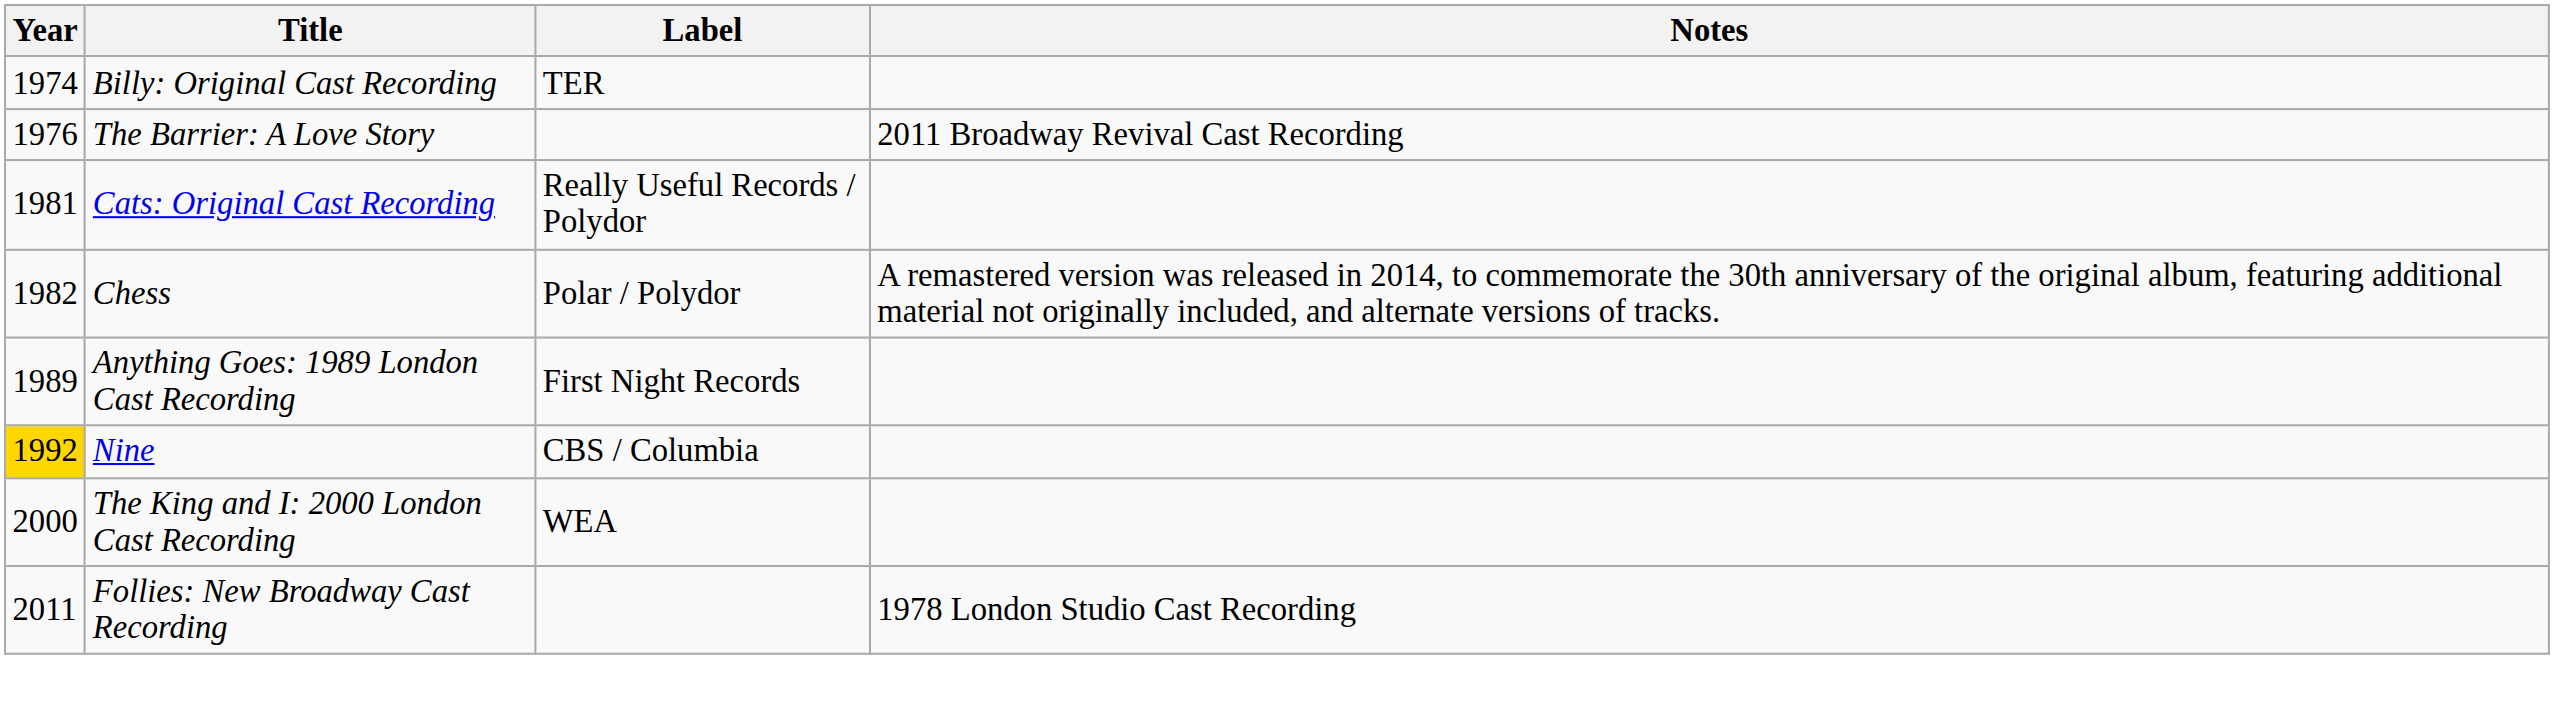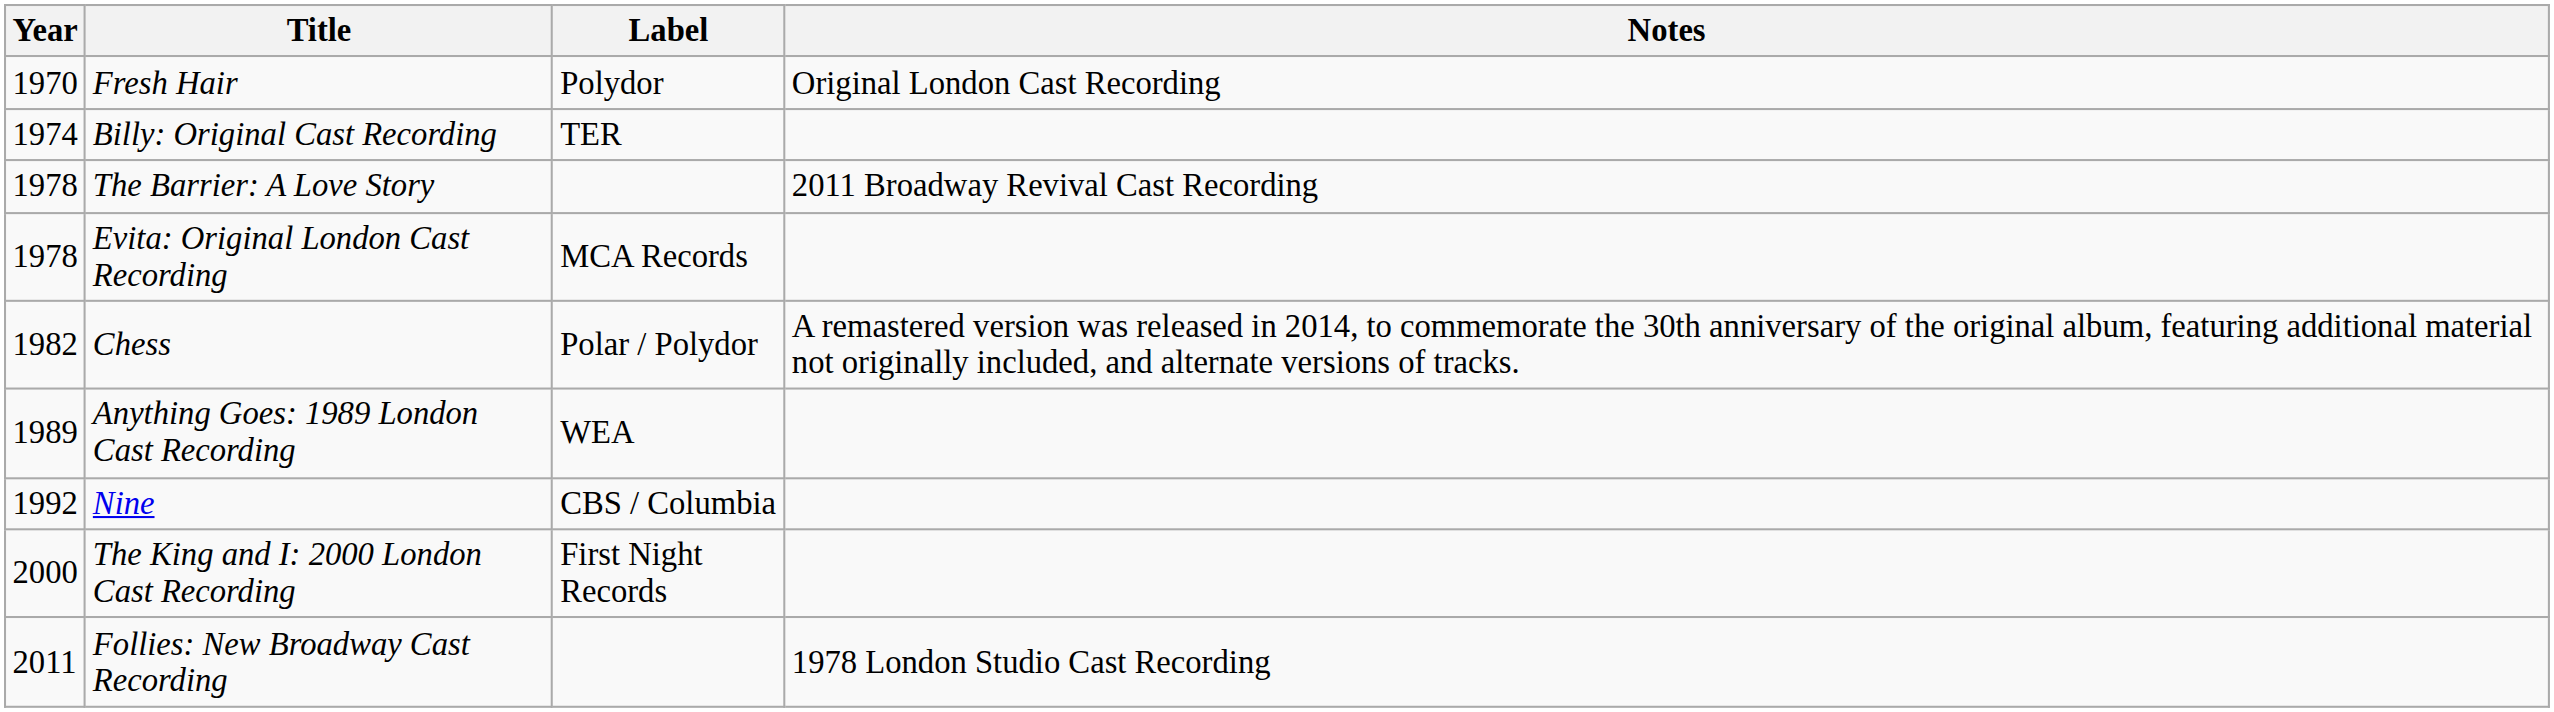+ row: (165, 82)
(45, 133) 1976 -> (45, 185) 1978
+ row: (281, 255)
- row: (294, 204)
(672, 381) First Night Records -> (597, 432) WEA
(45, 451) gold background -> (45, 502) no background
(580, 521) WEA -> (631, 573) First Night Records
